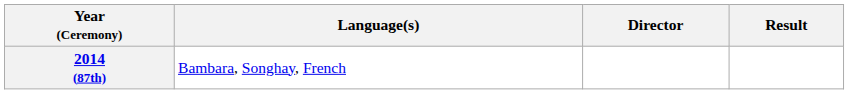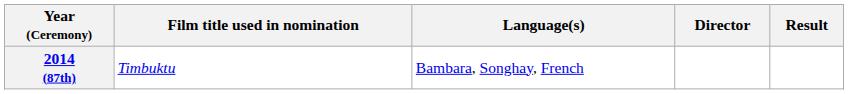+ column: (263, 25)
